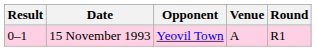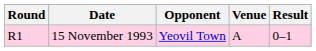columns swapped: (289, 14) <-> (25, 14)
